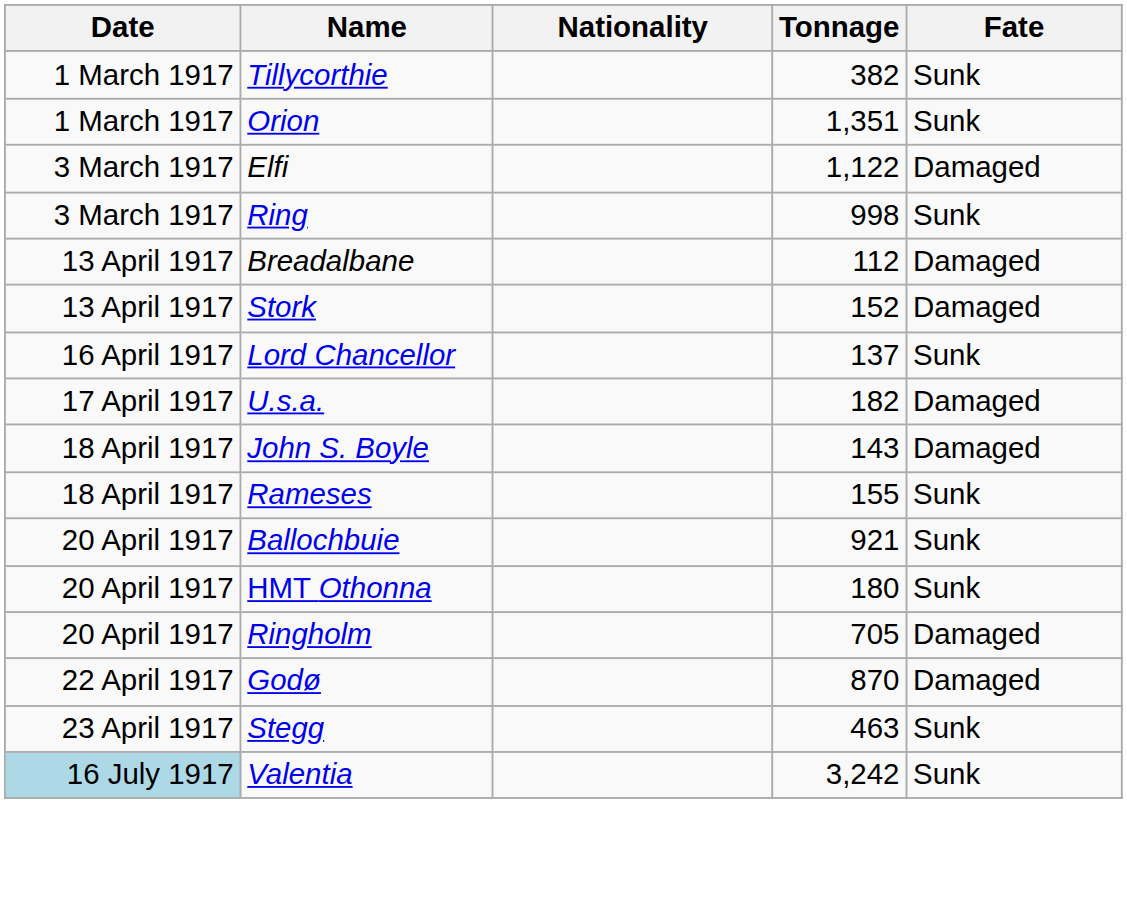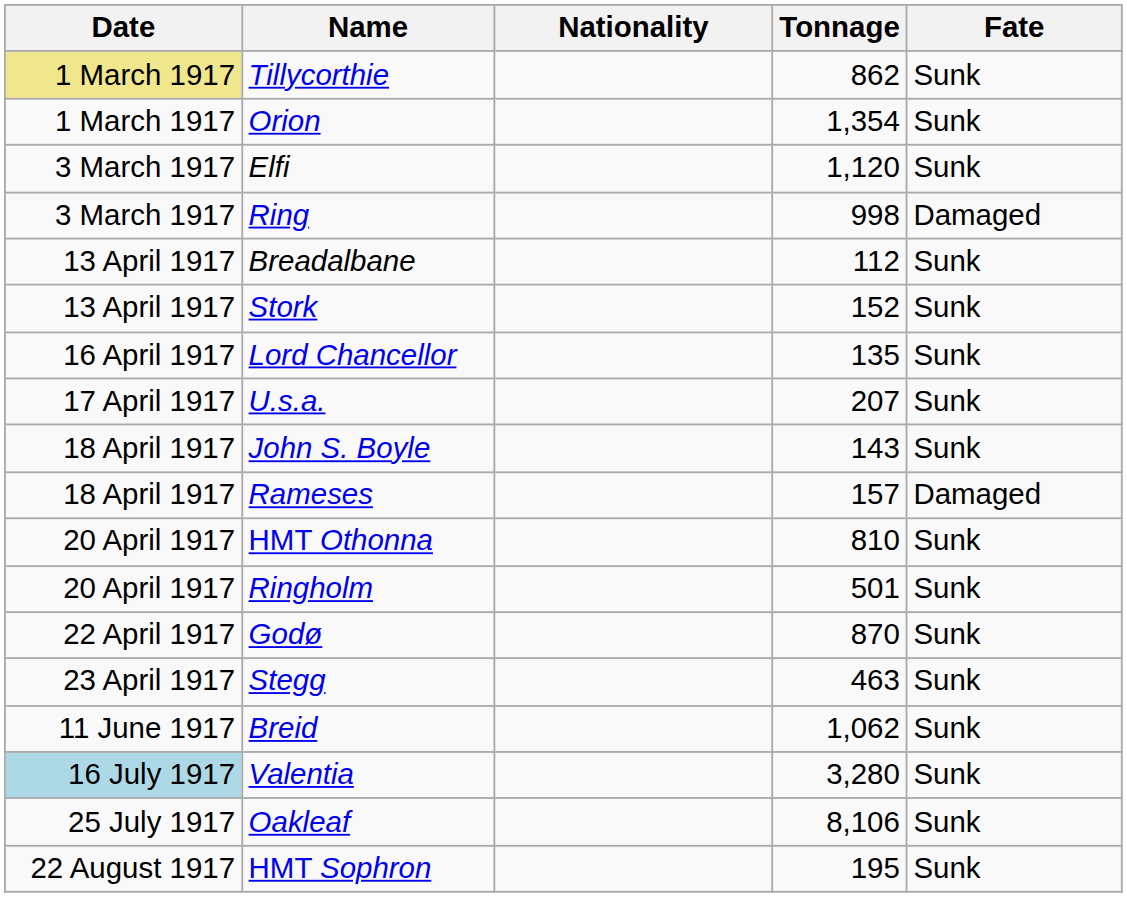(144, 74) no background -> (145, 74) khaki background
(875, 74) 382 -> (875, 74) 862
(863, 121) 1,351 -> (863, 121) 1,354
(863, 167) 1,122 -> (863, 167) 1,120
(977, 167) Damaged -> (947, 167) Sunk
(947, 214) Sunk -> (977, 214) Damaged
(977, 261) Damaged -> (947, 261) Sunk
(977, 307) Damaged -> (947, 307) Sunk
(875, 354) 137 -> (875, 354) 135
(875, 401) 182 -> (875, 401) 207
(977, 401) Damaged -> (947, 401) Sunk
(977, 448) Damaged -> (947, 448) Sunk
(875, 494) 155 -> (875, 494) 157
(947, 494) Sunk -> (977, 494) Damaged
- row: (323, 541)
(875, 588) 180 -> (875, 541) 810
(875, 634) 705 -> (875, 588) 501
(977, 634) Damaged -> (947, 588) Sunk
(977, 681) Damaged -> (947, 634) Sunk
+ row: (283, 728)
(863, 774) 3,242 -> (863, 774) 3,280
+ row: (299, 821)
+ row: (340, 868)
